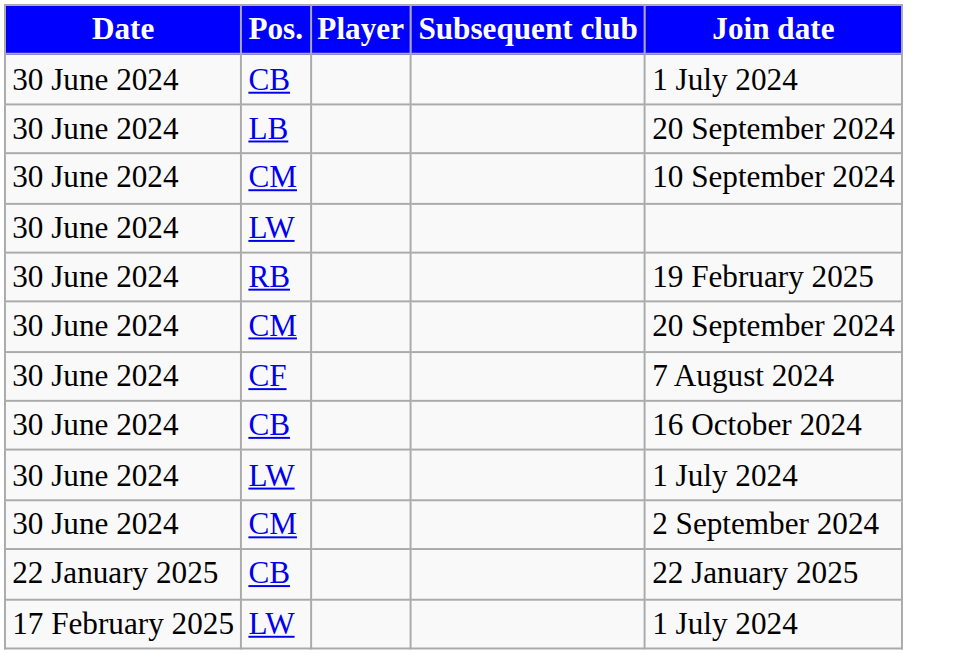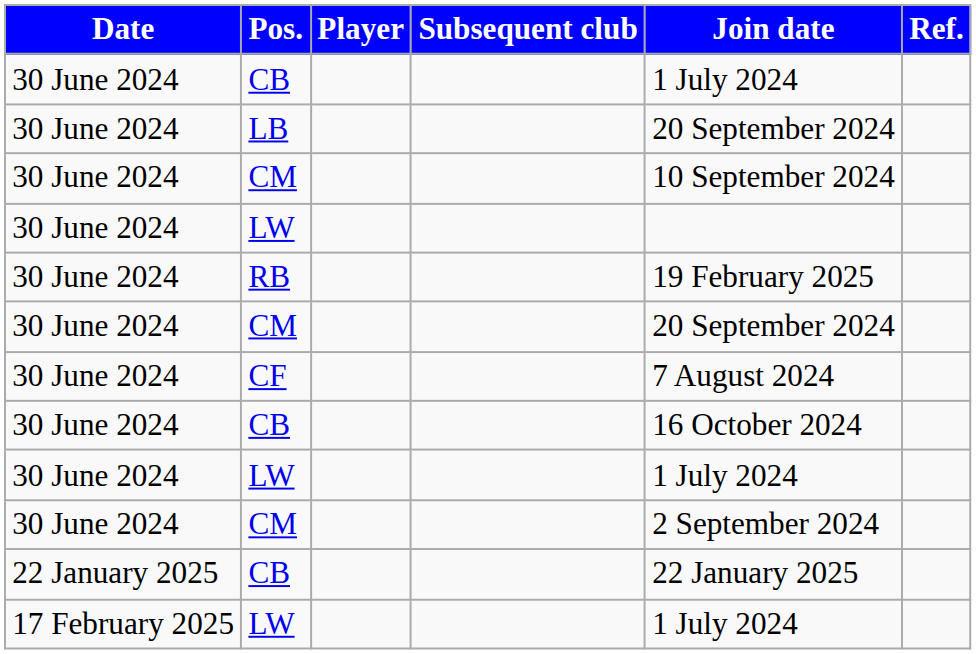+ column: (936, 29)
